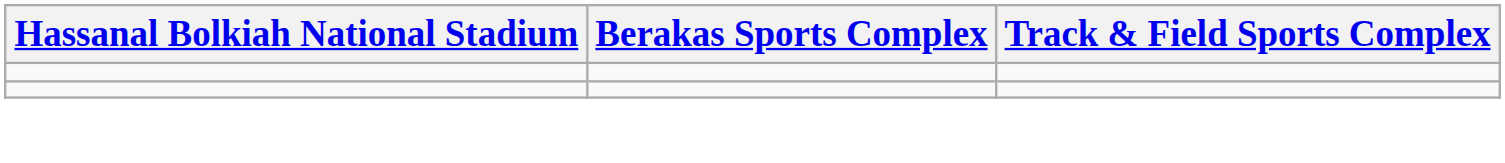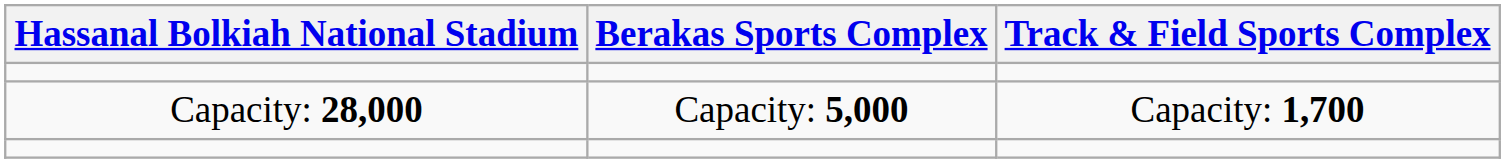+ row: (296, 109)
